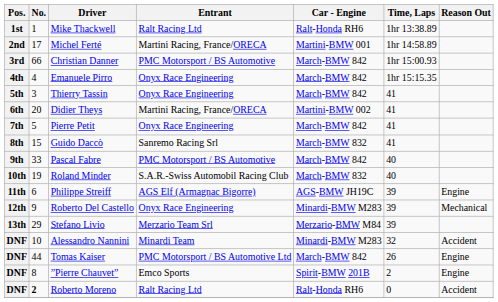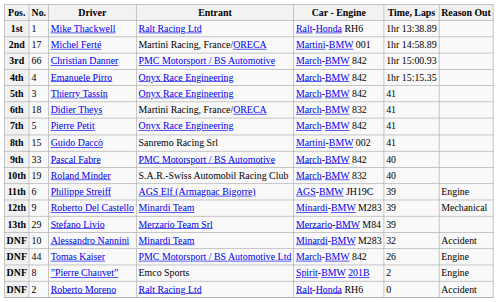(36, 110) 20 -> (36, 110) 18
(333, 110) Martini-BMW 002 -> (331, 110) March-BMW 832
(331, 143) March-BMW 832 -> (333, 143) Martini-BMW 002
(186, 208) Onyx Race Engineering -> (167, 208) Minardi Team
(34, 289) bold -> (34, 289) normal
